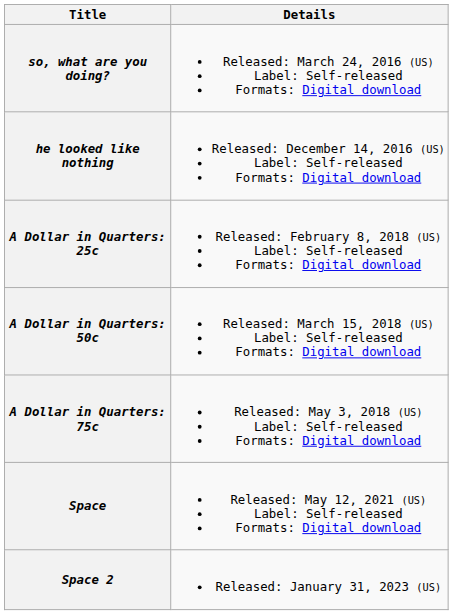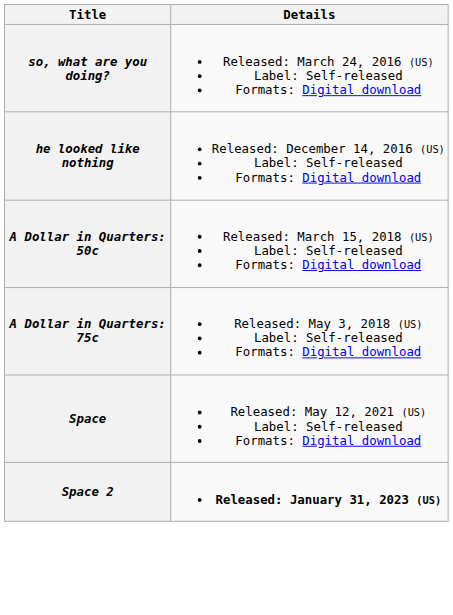- row: (88, 244)
(309, 587) normal -> (309, 499) bold
